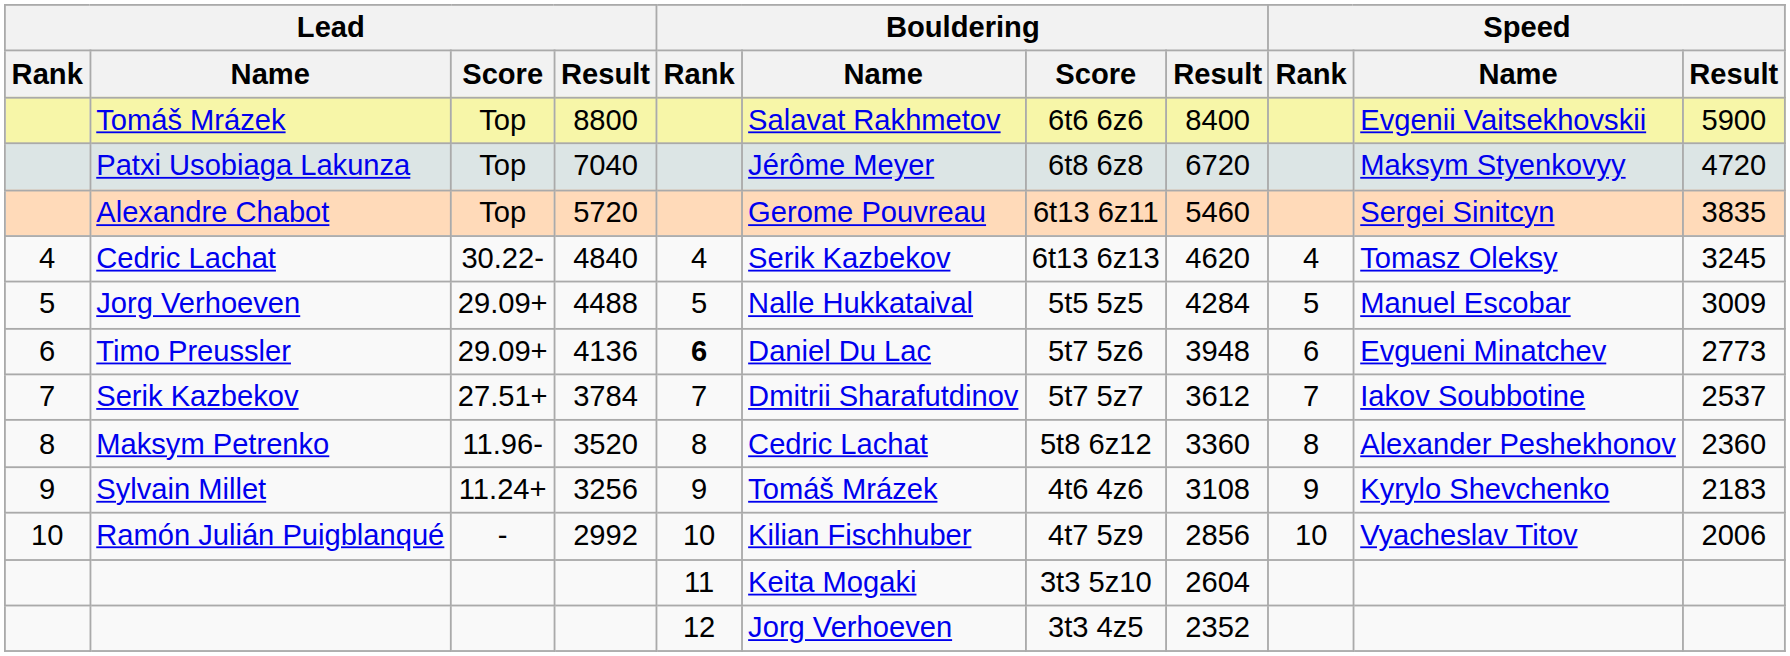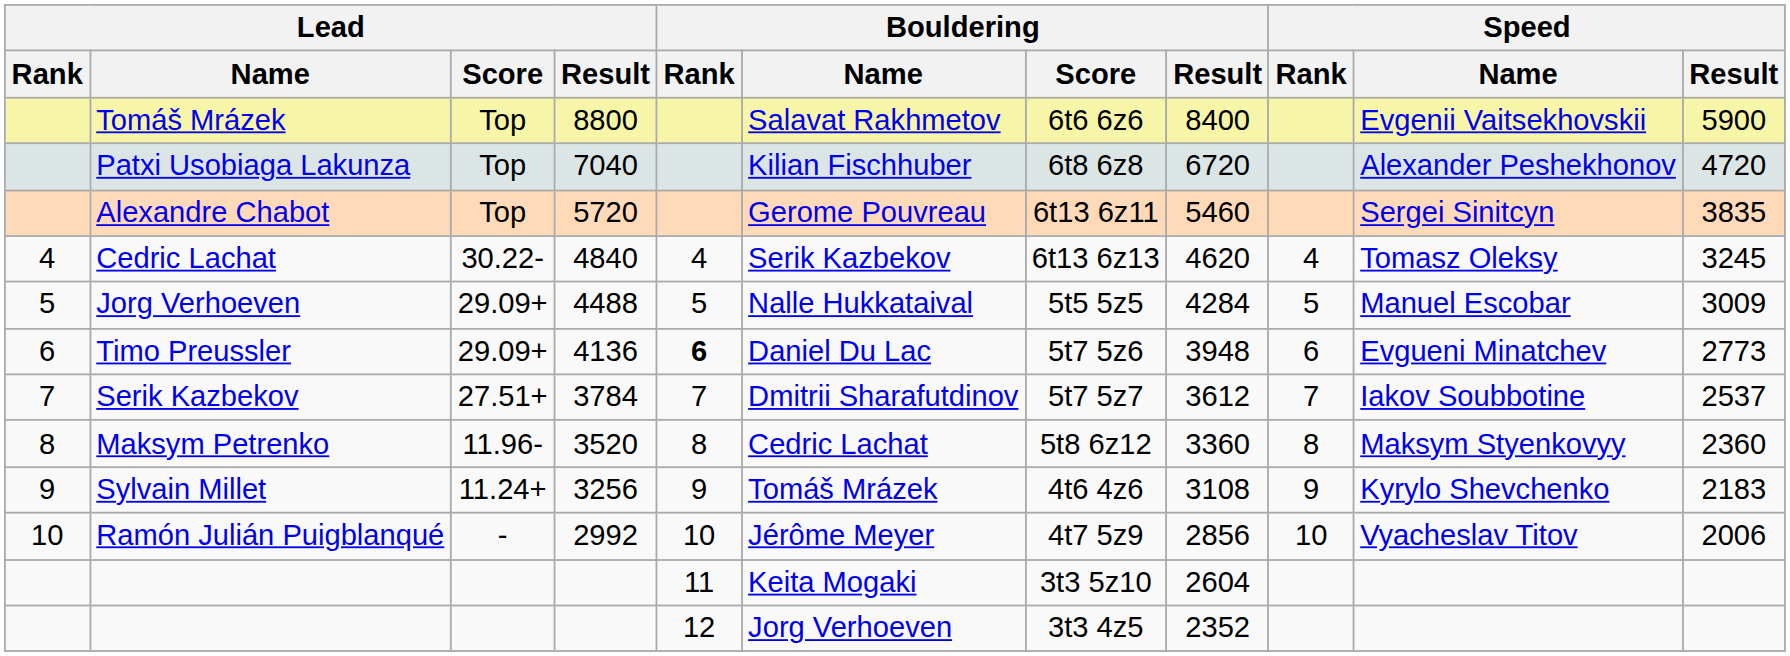(841, 166) Jérôme Meyer -> (860, 166) Kilian Fischhuber
(1493, 166) Maksym Styenkovyy -> (1518, 166) Alexander Peshekhonov
(1518, 443) Alexander Peshekhonov -> (1493, 443) Maksym Styenkovyy
(860, 535) Kilian Fischhuber -> (841, 535) Jérôme Meyer
